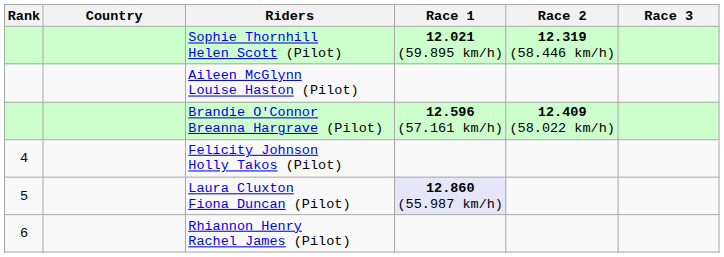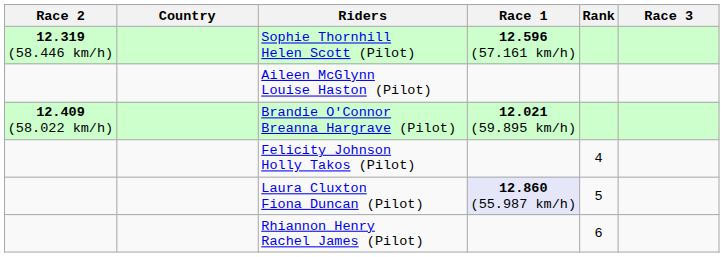columns swapped: (24, 16) <-> (562, 16)
(450, 45) 12.021 (59.895 km/h) -> (523, 45) 12.596 (57.161 km/h)
(450, 121) 12.596 (57.161 km/h) -> (523, 121) 12.021 (59.895 km/h)
